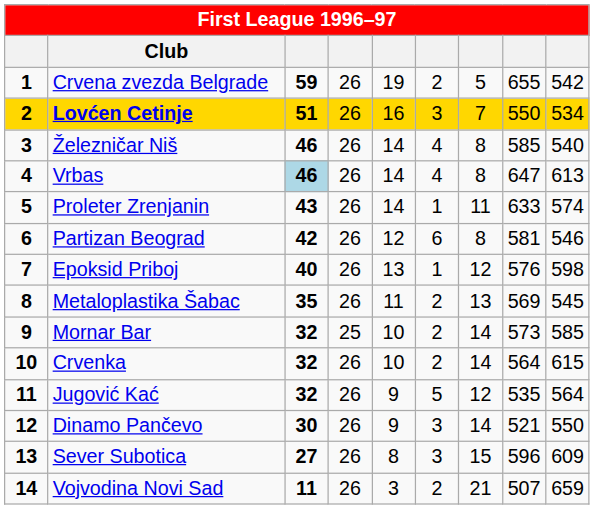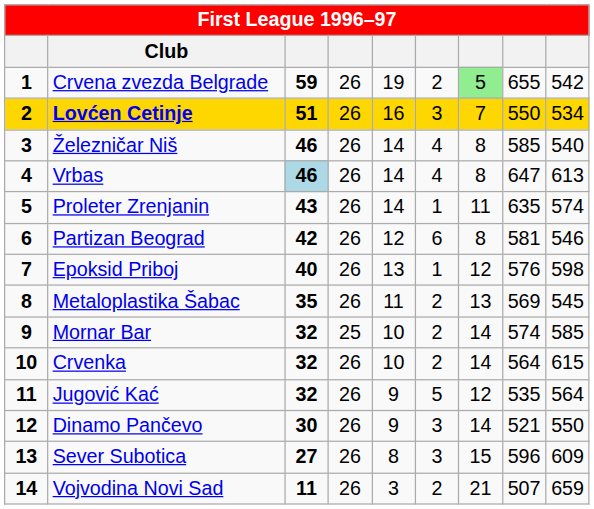(481, 82) no background -> (481, 82) lightgreen background
(524, 207) 633 -> (524, 207) 635
(524, 332) 573 -> (524, 332) 574
